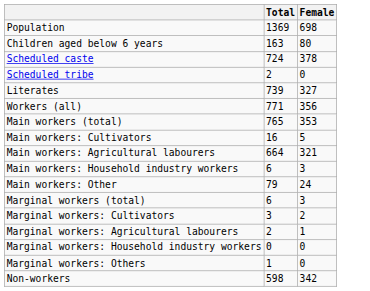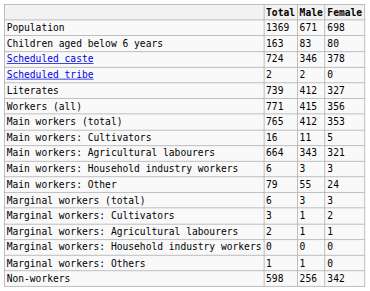+ column: (311, 12)
